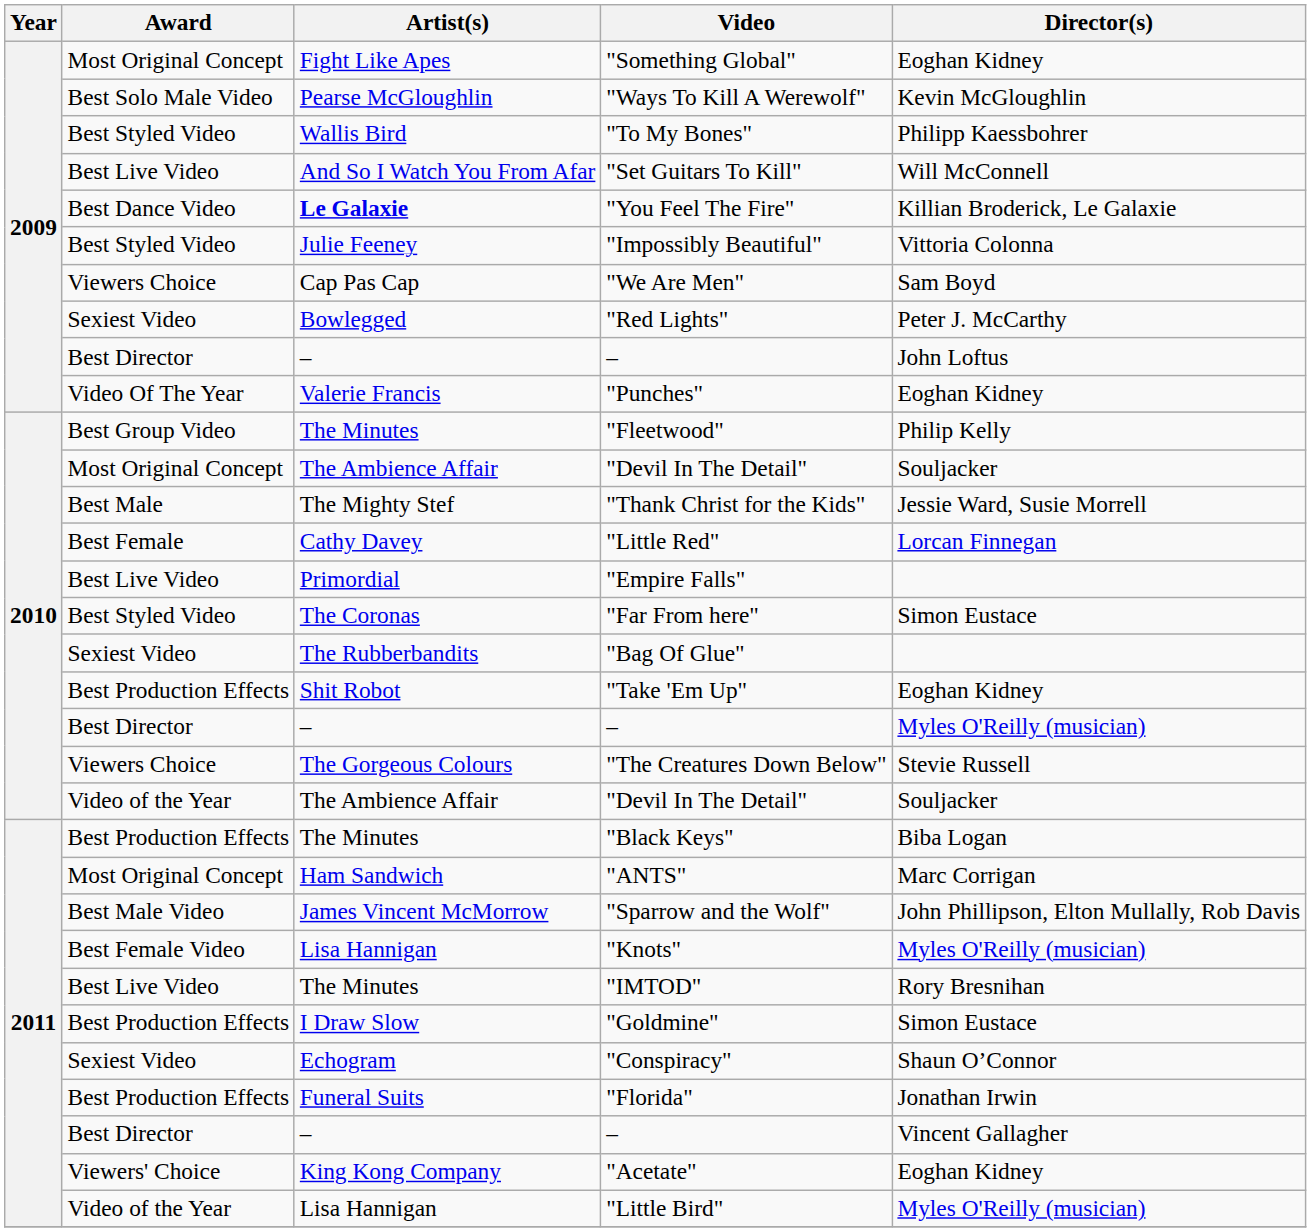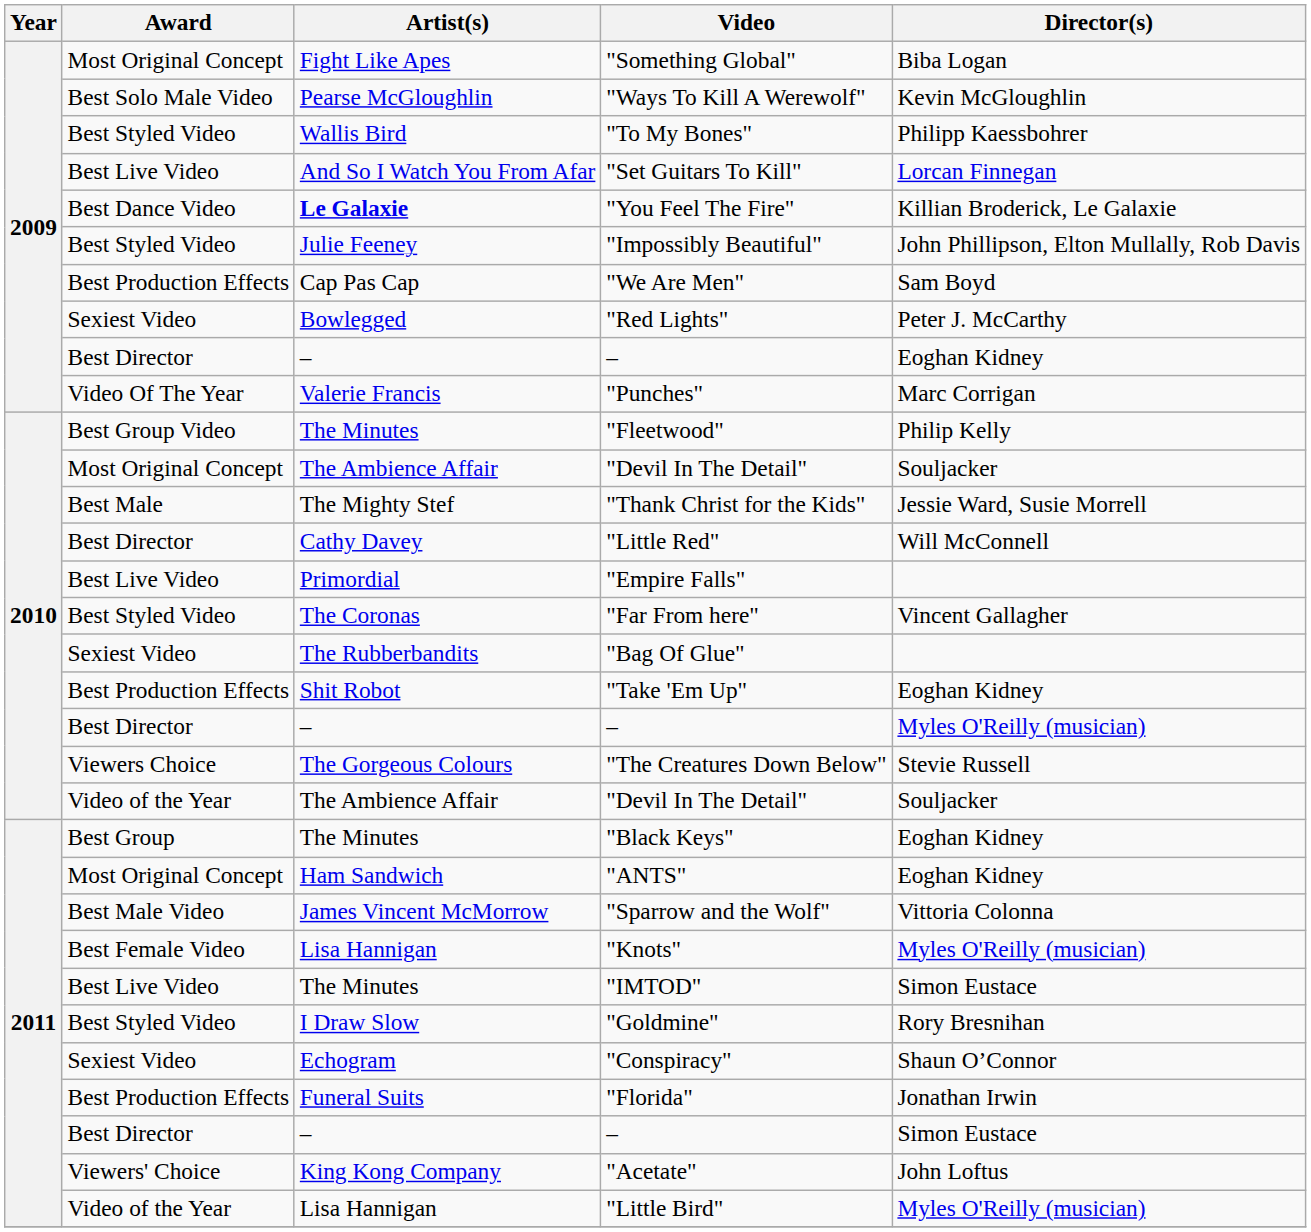(970, 60) Eoghan Kidney -> (952, 60) Biba Logan
(973, 171) Will McConnell -> (977, 171) Lorcan Finnegan
(976, 245) Vittoria Colonna -> (1099, 245) John Phillipson, Elton Mullally, Rob Davis
(142, 282) Viewers Choice -> (178, 282) Best Production Effects
(953, 356) John Loftus -> (970, 356) Eoghan Kidney
(970, 393) Eoghan Kidney -> (966, 393) Marc Corrigan
(126, 541) Best Female -> (130, 541) Best Director
(977, 541) Lorcan Finnegan -> (973, 541) Will McConnell
(967, 615) Simon Eustace -> (983, 615) Vincent Gallagher
(178, 838) Best Production Effects -> (121, 838) Best Group
(952, 838) Biba Logan -> (970, 838) Eoghan Kidney
(966, 875) Marc Corrigan -> (970, 875) Eoghan Kidney
(1099, 912) John Phillipson, Elton Mullally, Rob Davis -> (976, 912) Vittoria Colonna
(971, 986) Rory Bresnihan -> (967, 986) Simon Eustace
(178, 1023) Best Production Effects -> (152, 1023) Best Styled Video
(967, 1023) Simon Eustace -> (971, 1023) Rory Bresnihan
(983, 1134) Vincent Gallagher -> (967, 1134) Simon Eustace
(970, 1171) Eoghan Kidney -> (953, 1171) John Loftus
